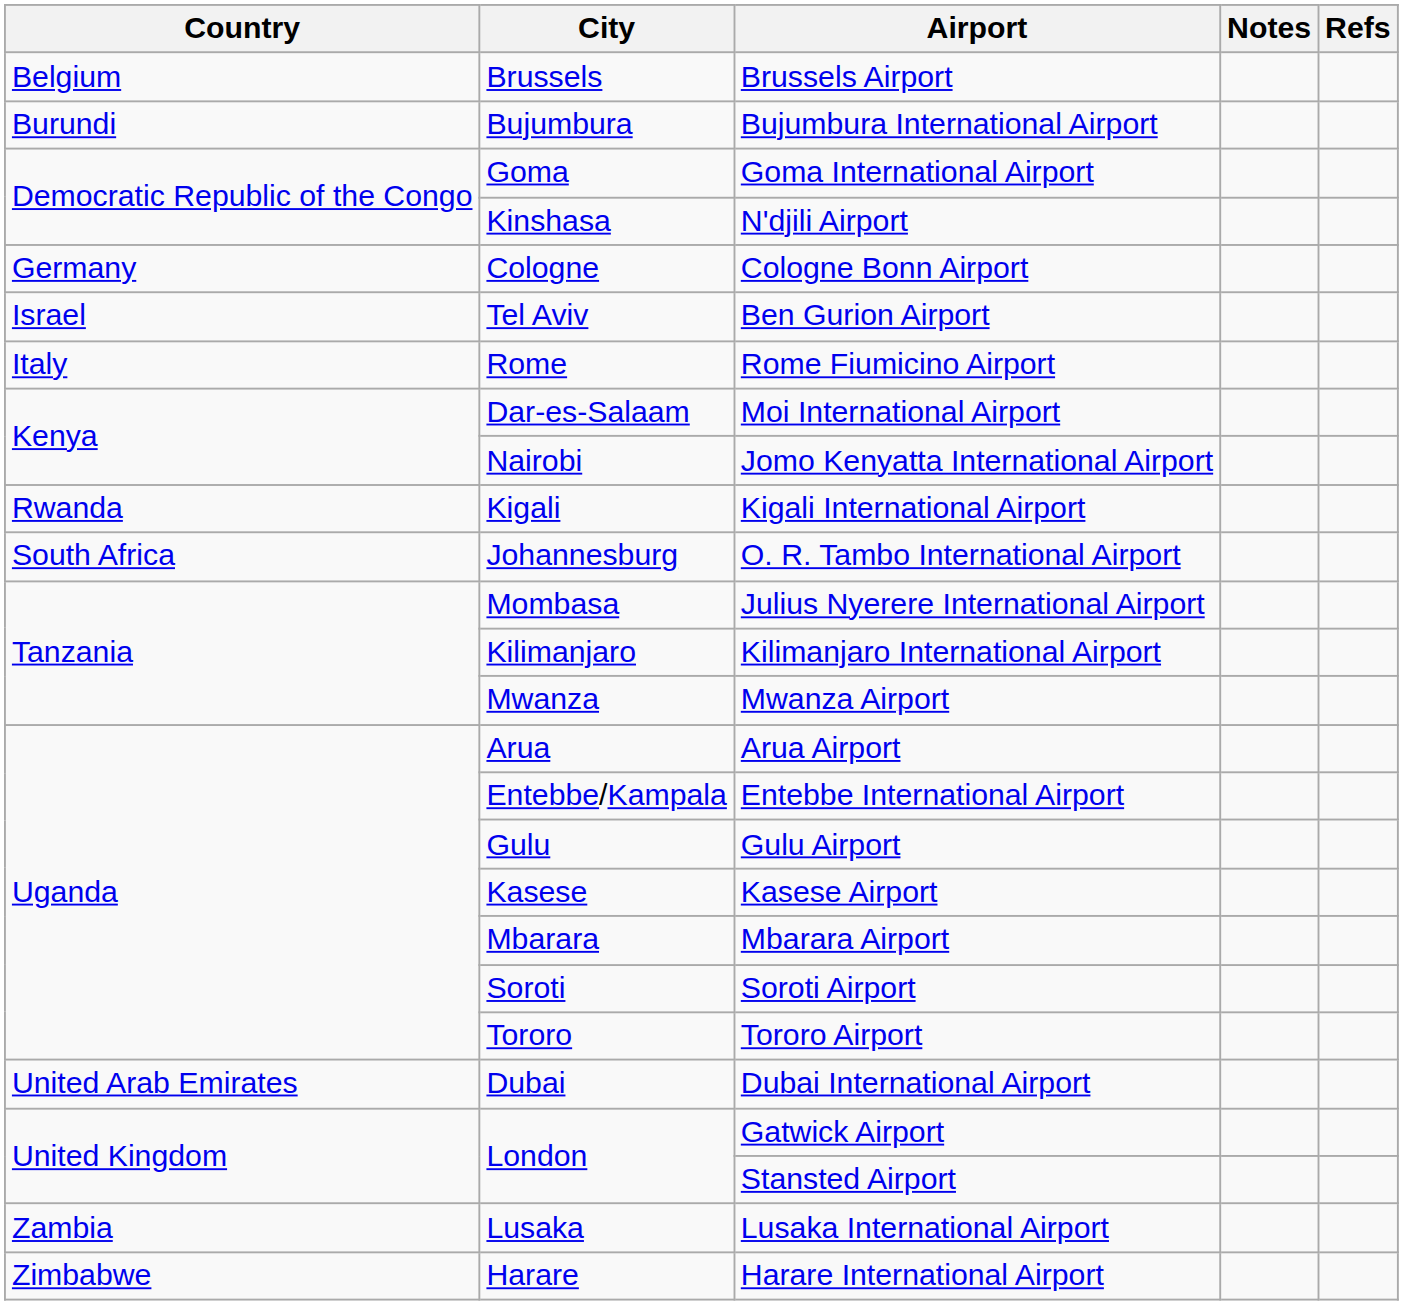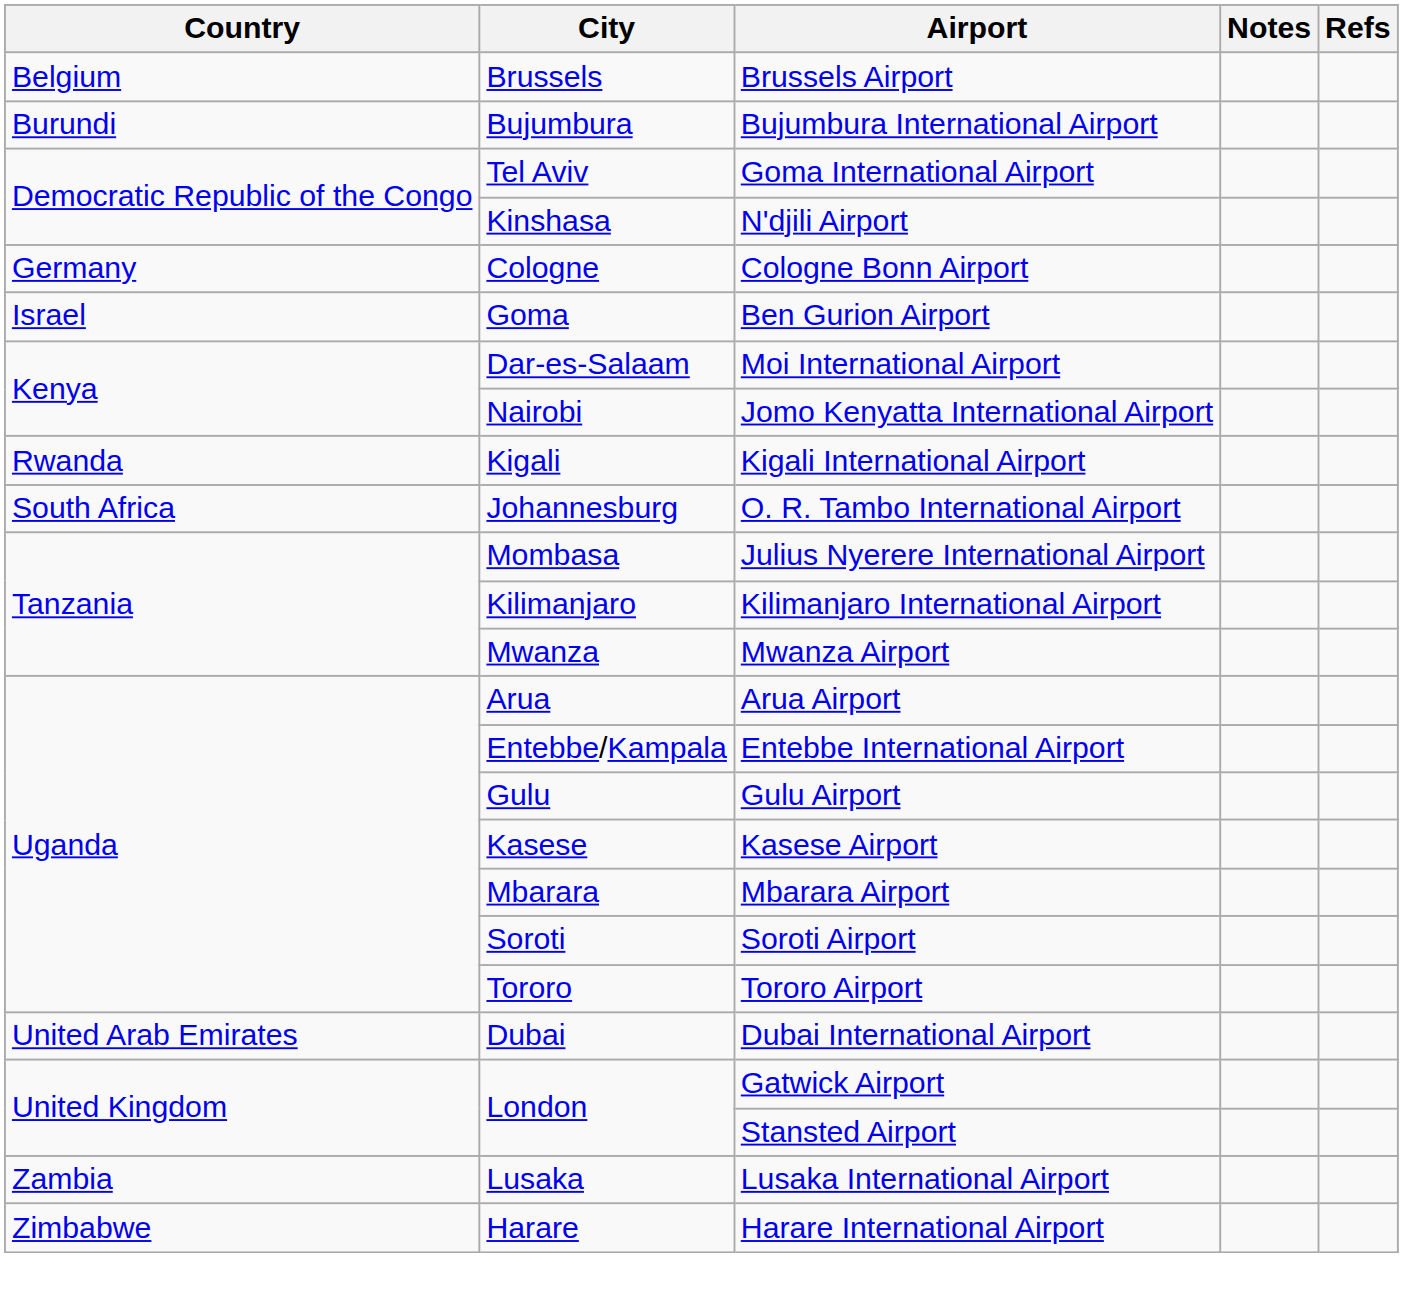(528, 172) Goma -> (537, 172) Tel Aviv
(537, 316) Tel Aviv -> (528, 316) Goma
- row: (898, 364)
